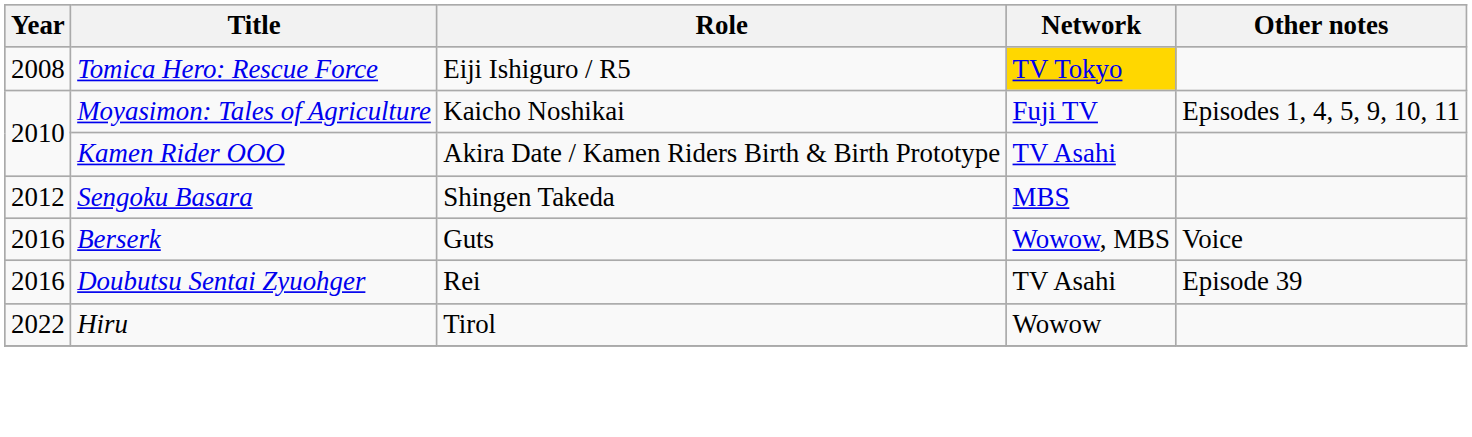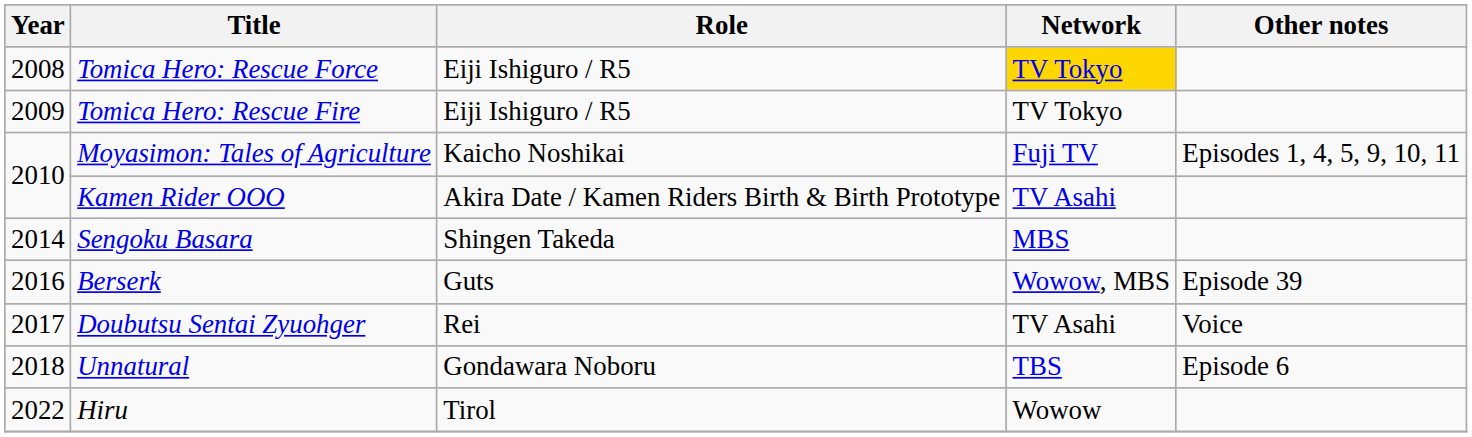+ row: (219, 111)
(38, 196) 2012 -> (38, 238) 2014
(1213, 238) Voice -> (1242, 281) Episode 39
(38, 281) 2016 -> (38, 324) 2017
(1242, 281) Episode 39 -> (1213, 324) Voice
+ row: (133, 366)
